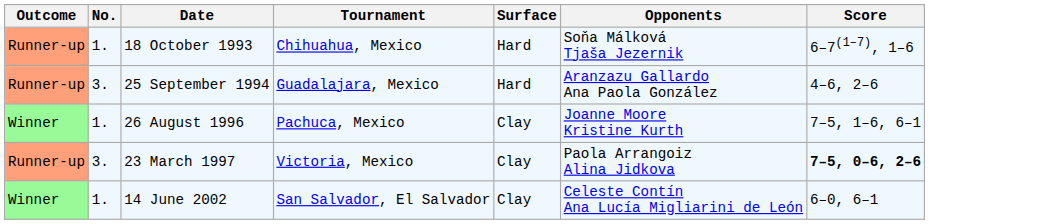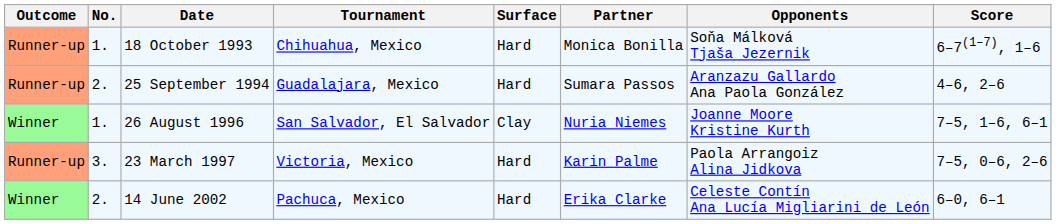+ column: (624, 15)
(100, 84) 3. -> (100, 84) 2.
(341, 123) Pachuca, Mexico -> (383, 123) San Salvador, El Salvador
(514, 161) Clay -> (514, 161) Hard
(865, 161) bold -> (992, 161) normal
(100, 200) 1. -> (100, 200) 2.
(383, 200) San Salvador, El Salvador -> (341, 200) Pachuca, Mexico
(514, 200) Clay -> (514, 200) Hard
